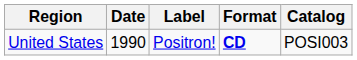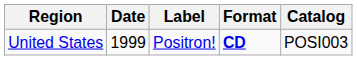(128, 42) 1990 -> (128, 42) 1999
